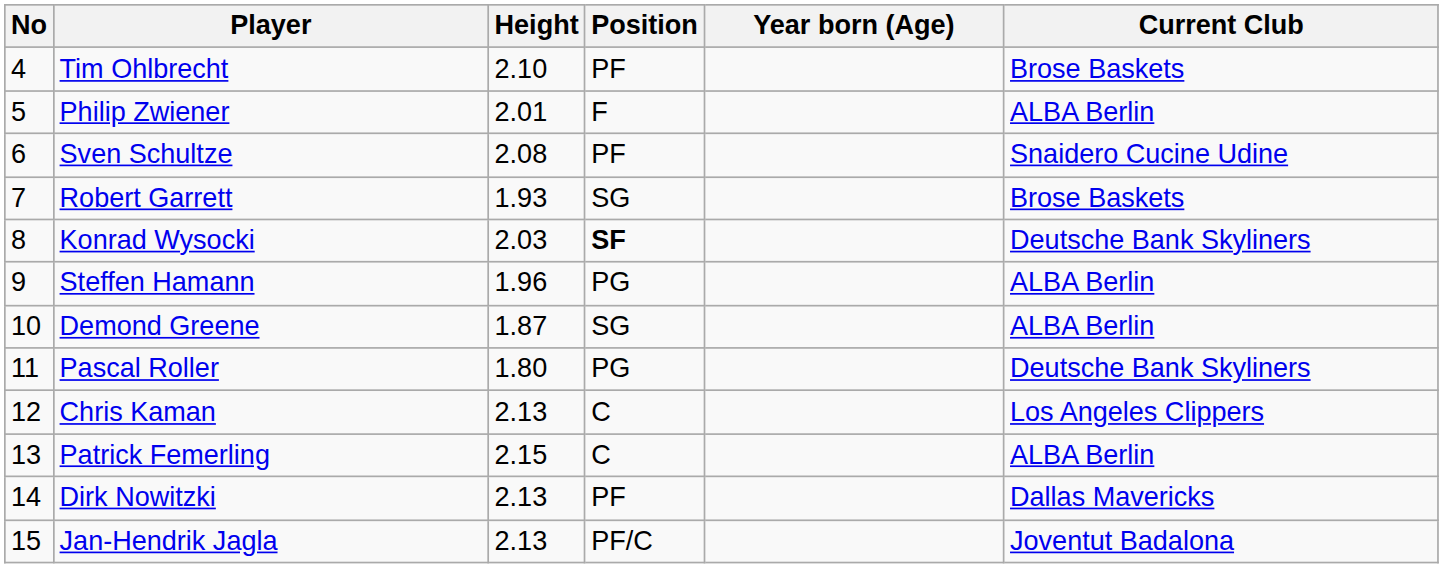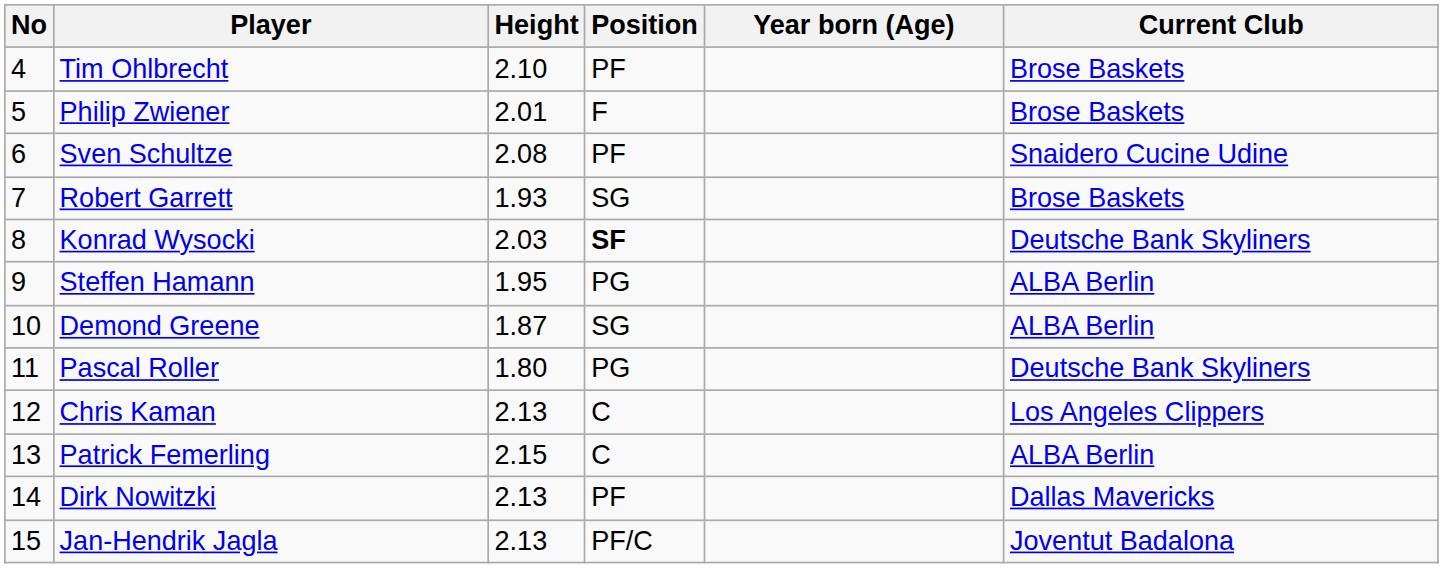(1082, 111) ALBA Berlin -> (1097, 111) Brose Baskets
(521, 283) 1.96 -> (521, 283) 1.95
